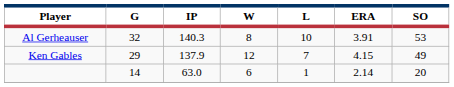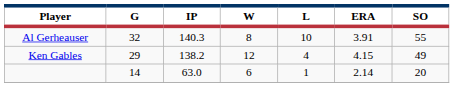(420, 37) 53 -> (420, 37) 55
(192, 55) 137.9 -> (192, 55) 138.2
(306, 55) 7 -> (306, 55) 4
